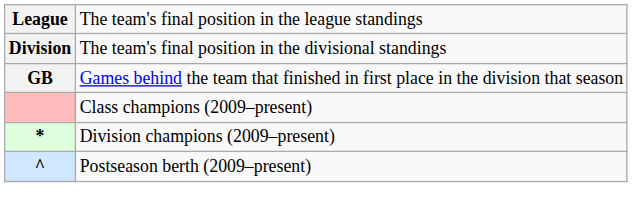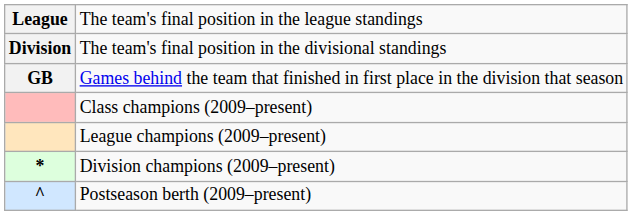+ row: (203, 136)
